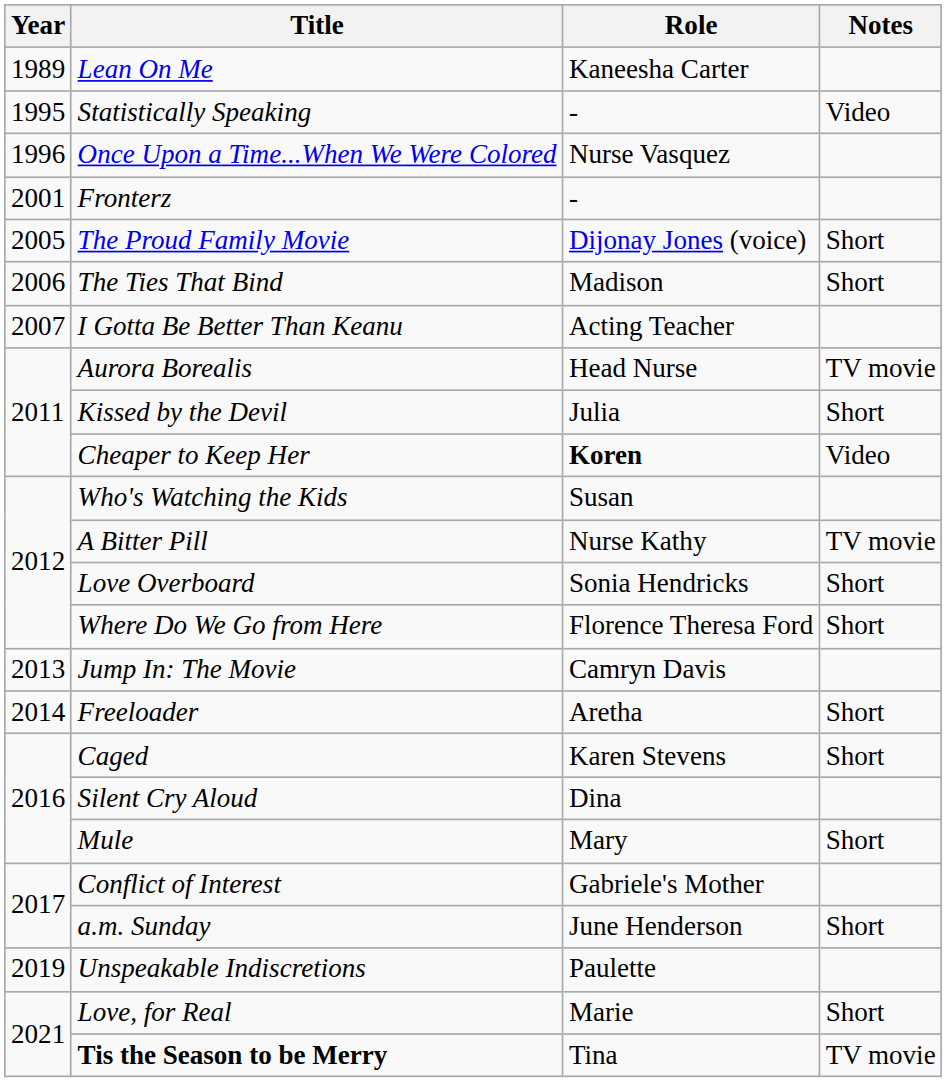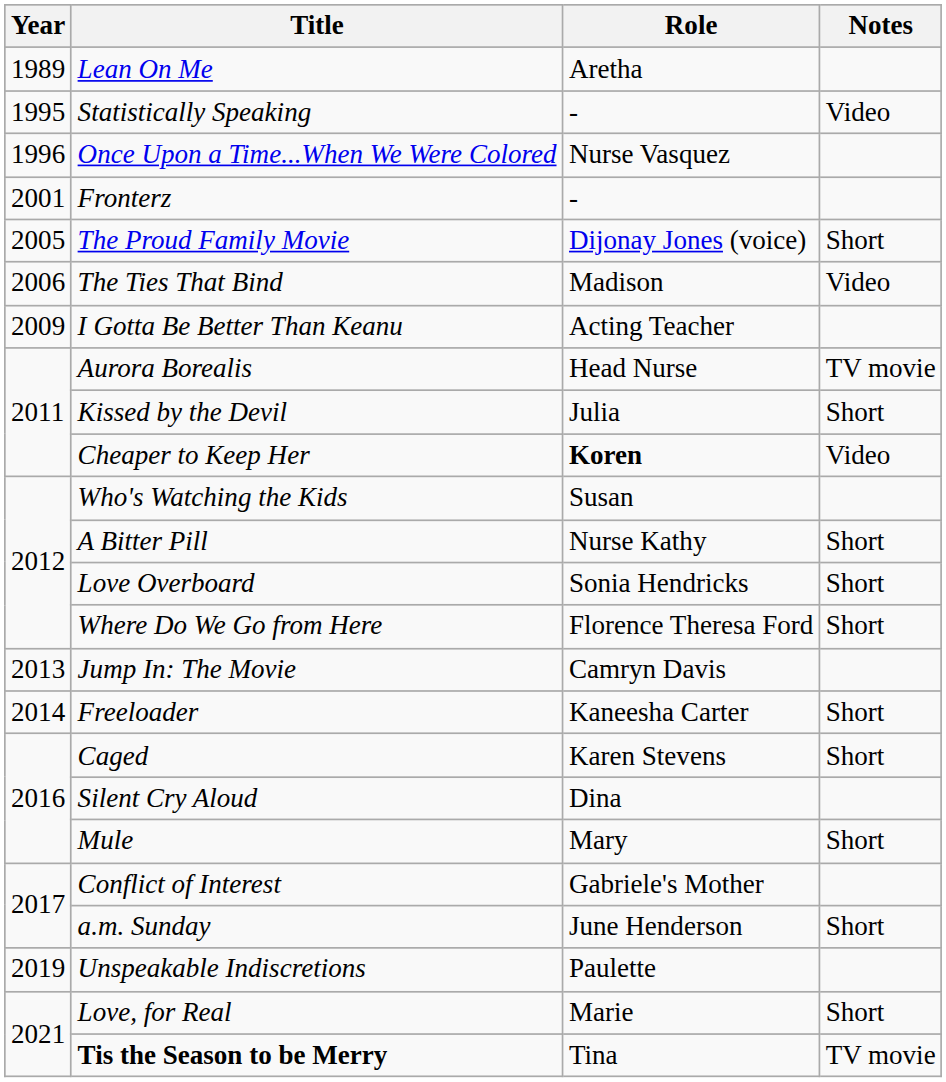(659, 68) Kaneesha Carter -> (606, 68) Aretha
(855, 283) Short -> (858, 283) Video
(38, 326) 2007 -> (38, 326) 2009
(881, 540) TV movie -> (855, 540) Short
(606, 712) Aretha -> (659, 712) Kaneesha Carter
